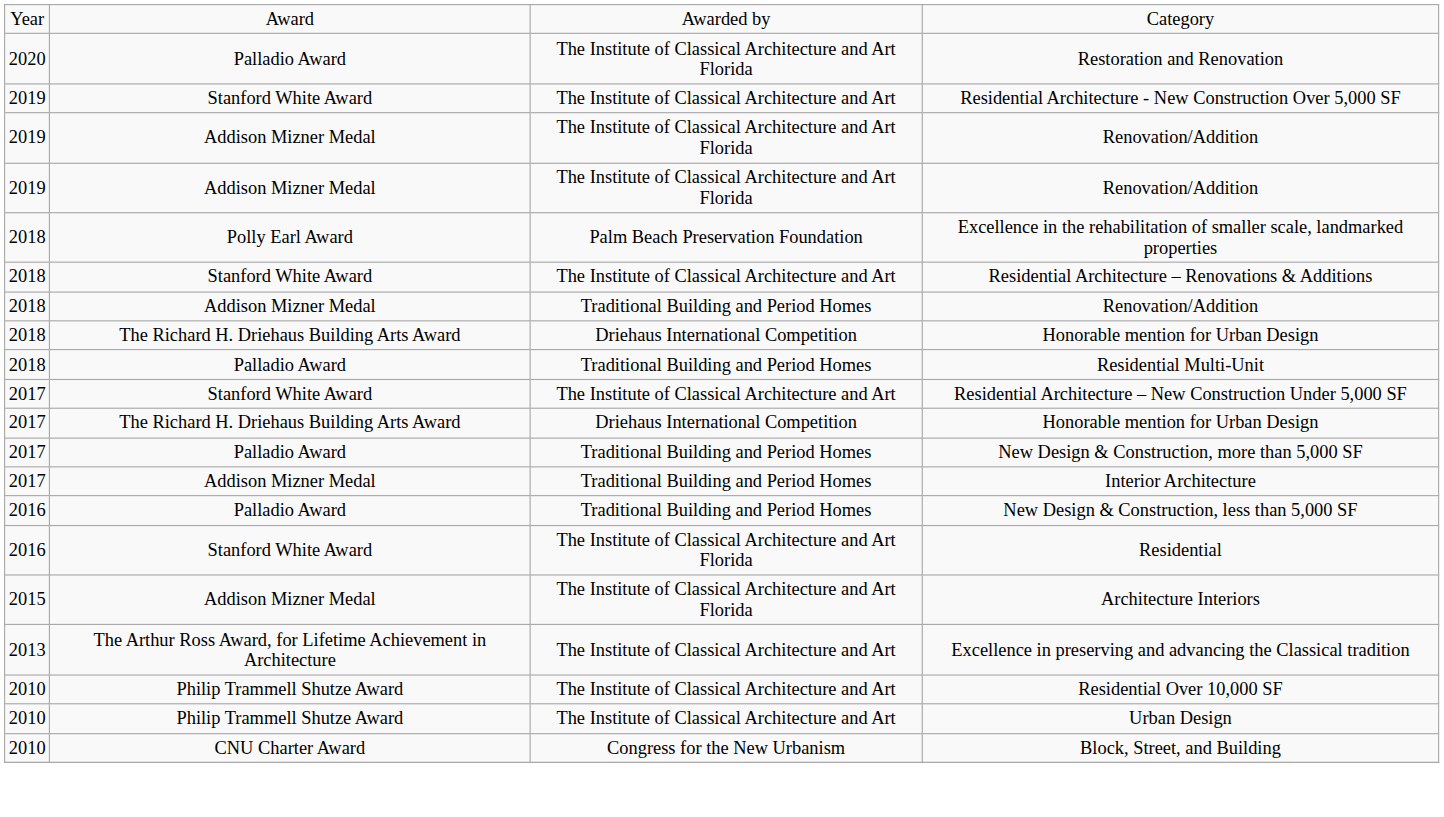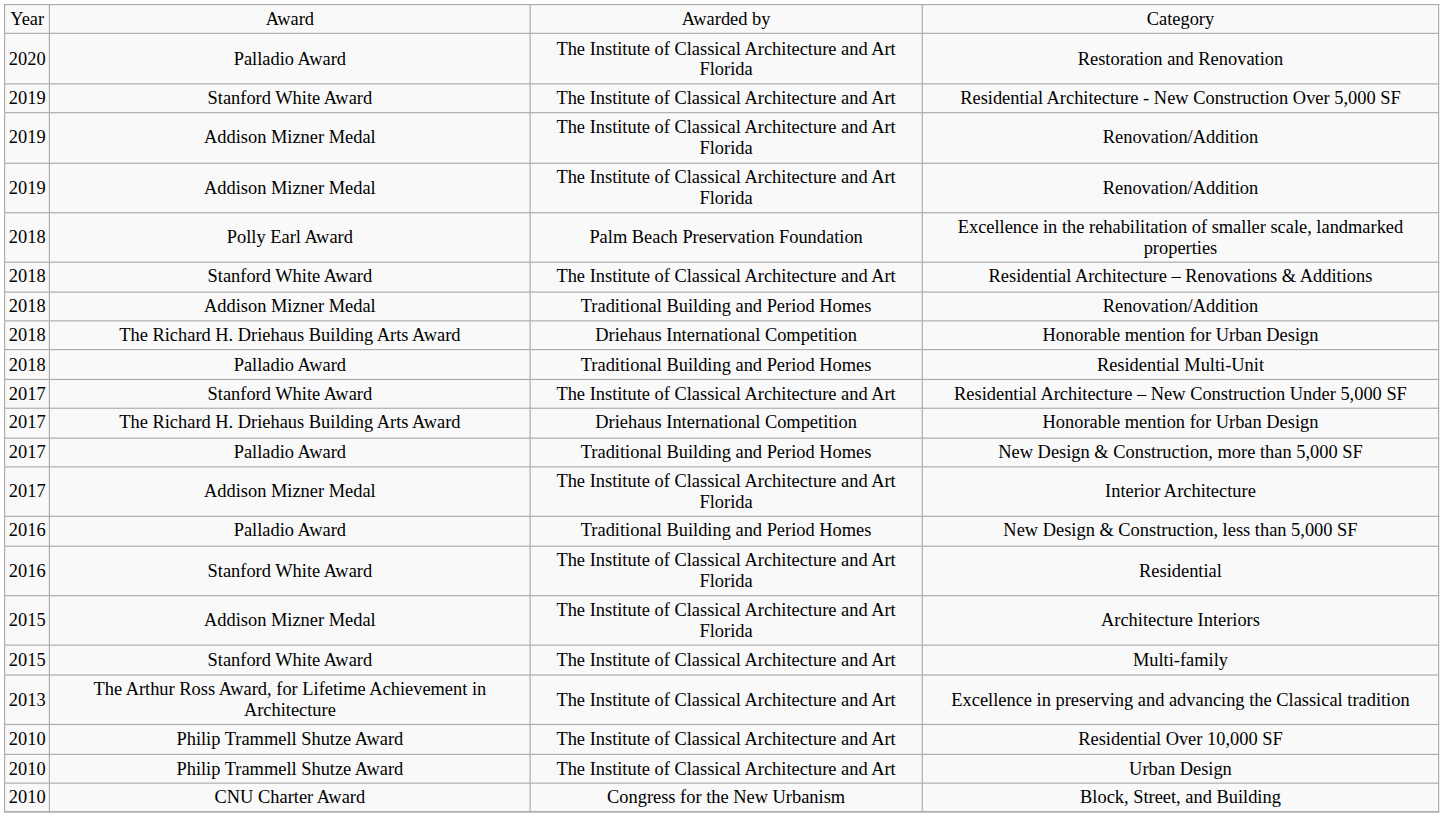(726, 481) Traditional Building and Period Homes -> (726, 491) The Institute of Classical Architecture and Art Florida
+ row: (27, 660)
